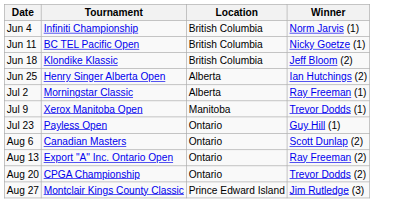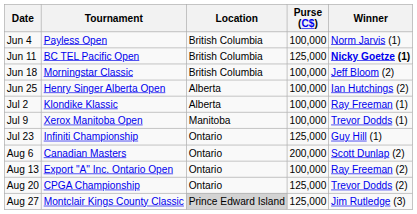+ column: (308, 18)
(91, 29) Infiniti Championship -> (75, 40) Payless Open
(327, 45) normal -> (371, 56) bold
(81, 61) Klondike Klassic -> (88, 72) Morningstar Classic
(88, 93) Morningstar Classic -> (81, 105) Klondike Klassic
(75, 125) Payless Open -> (91, 137) Infiniti Championship
(237, 190) no background -> (237, 201) lightgrey background
